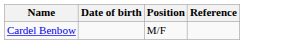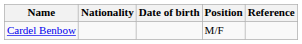+ column: (107, 13)
